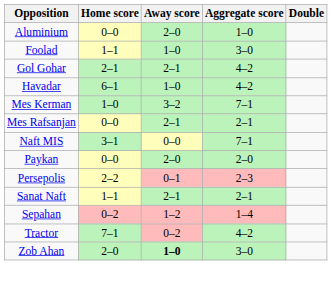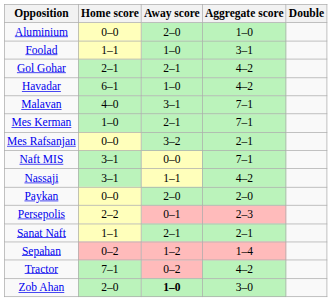(244, 50) 3–0 -> (244, 50) 3–1
+ row: (41, 104)
(172, 104) 3–2 -> (172, 123) 2–1
(172, 123) 2–1 -> (172, 141) 3–2
+ row: (41, 178)
